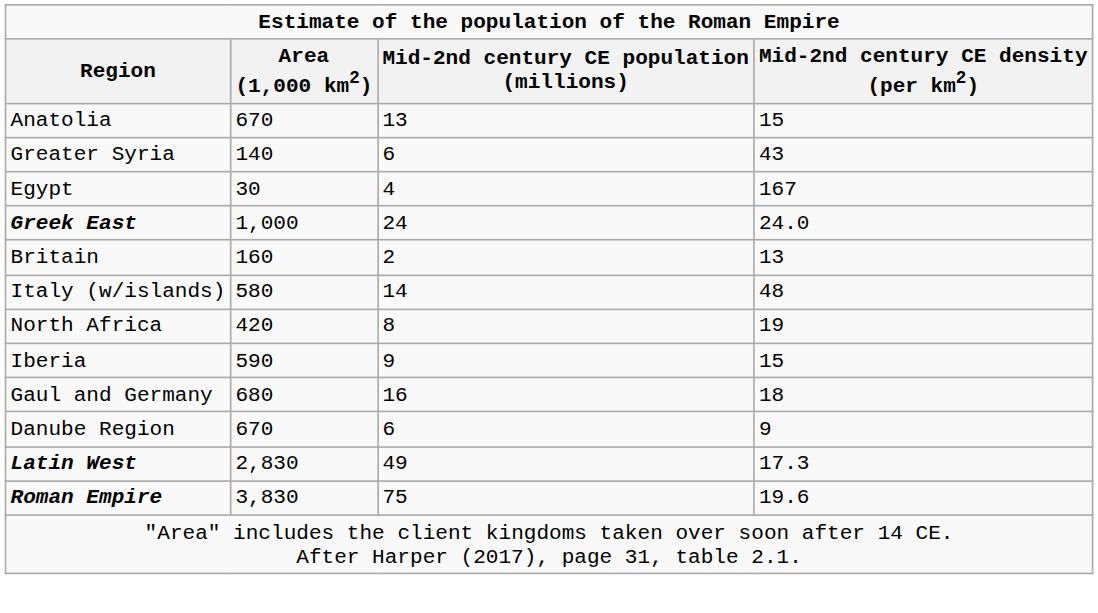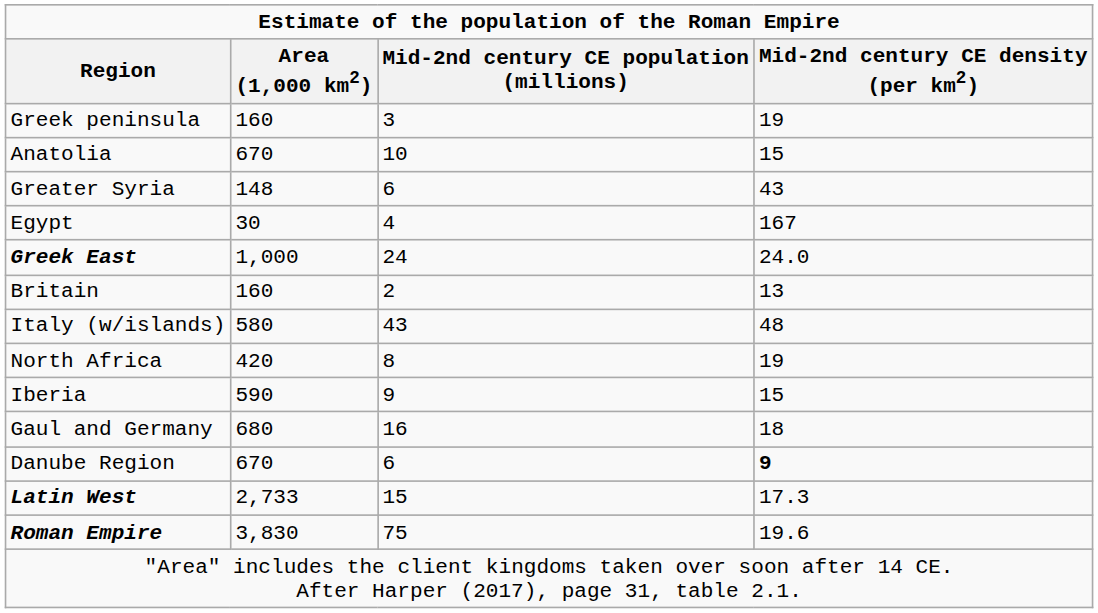+ row: (105, 120)
(395, 120) 13 -> (395, 155) 10
(254, 155) 140 -> (254, 189) 148
(395, 292) 14 -> (395, 326) 43
(765, 429) normal -> (765, 464) bold
(267, 464) 2,830 -> (267, 498) 2,733
(395, 464) 49 -> (395, 498) 15
